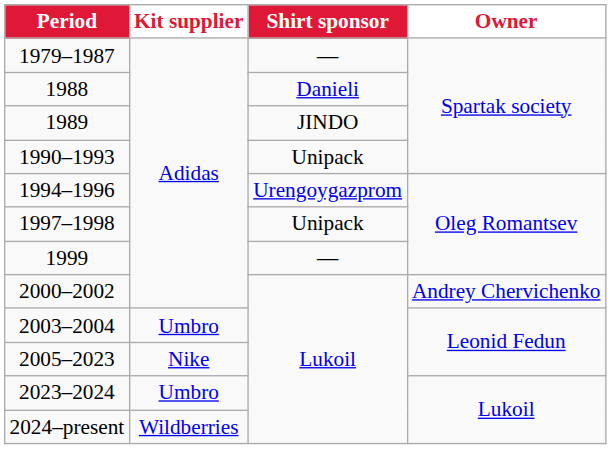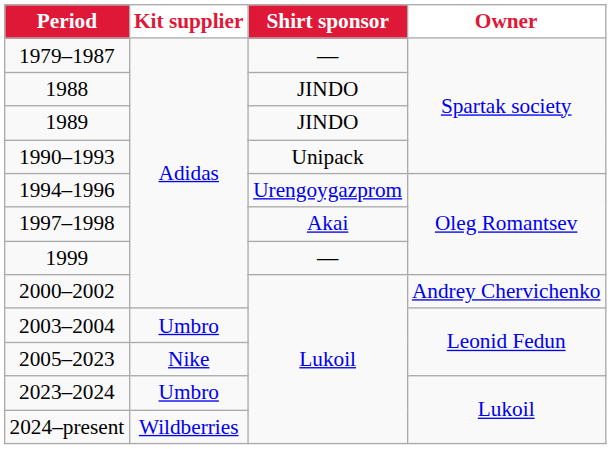(328, 88) Danieli -> (328, 88) JINDO
(328, 223) Unipack -> (328, 223) Akai
